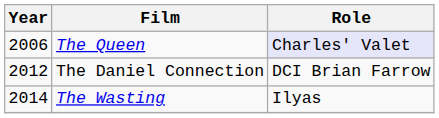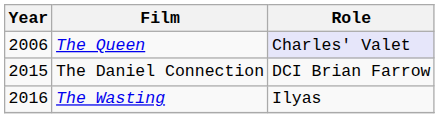(28, 72) 2012 -> (28, 72) 2015
(28, 99) 2014 -> (28, 99) 2016
